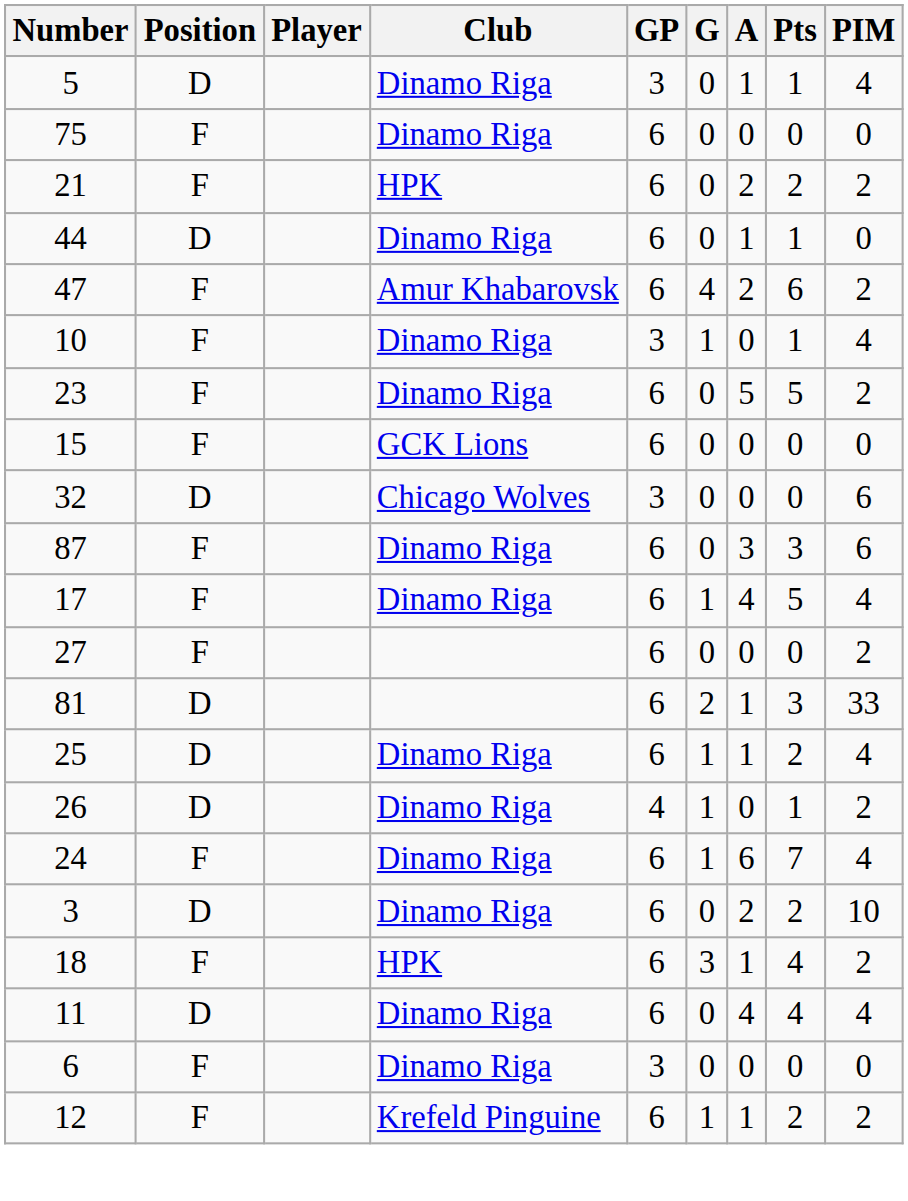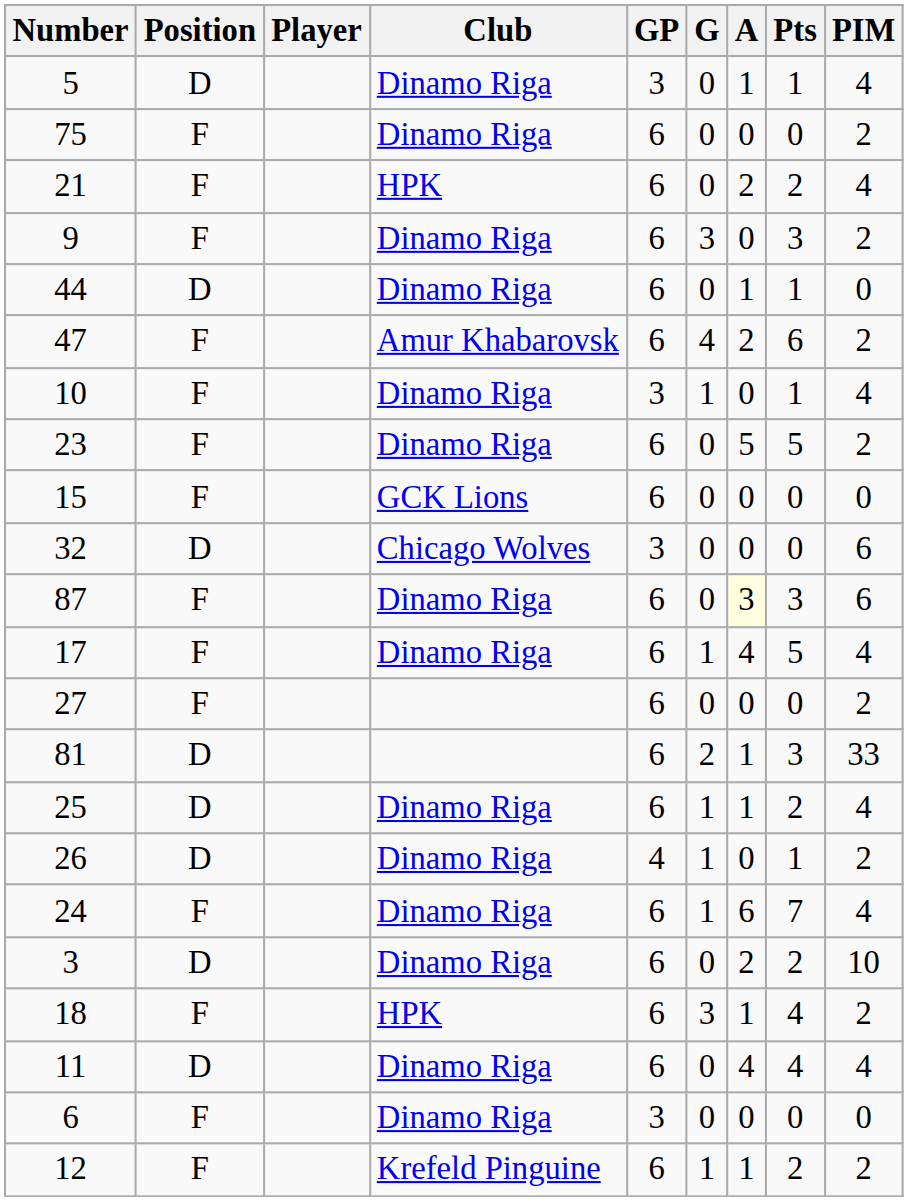(864, 133) 0 -> (864, 133) 2
(864, 185) 2 -> (864, 185) 4
+ row: (71, 237)
(746, 548) no background -> (746, 599) lightyellow background
